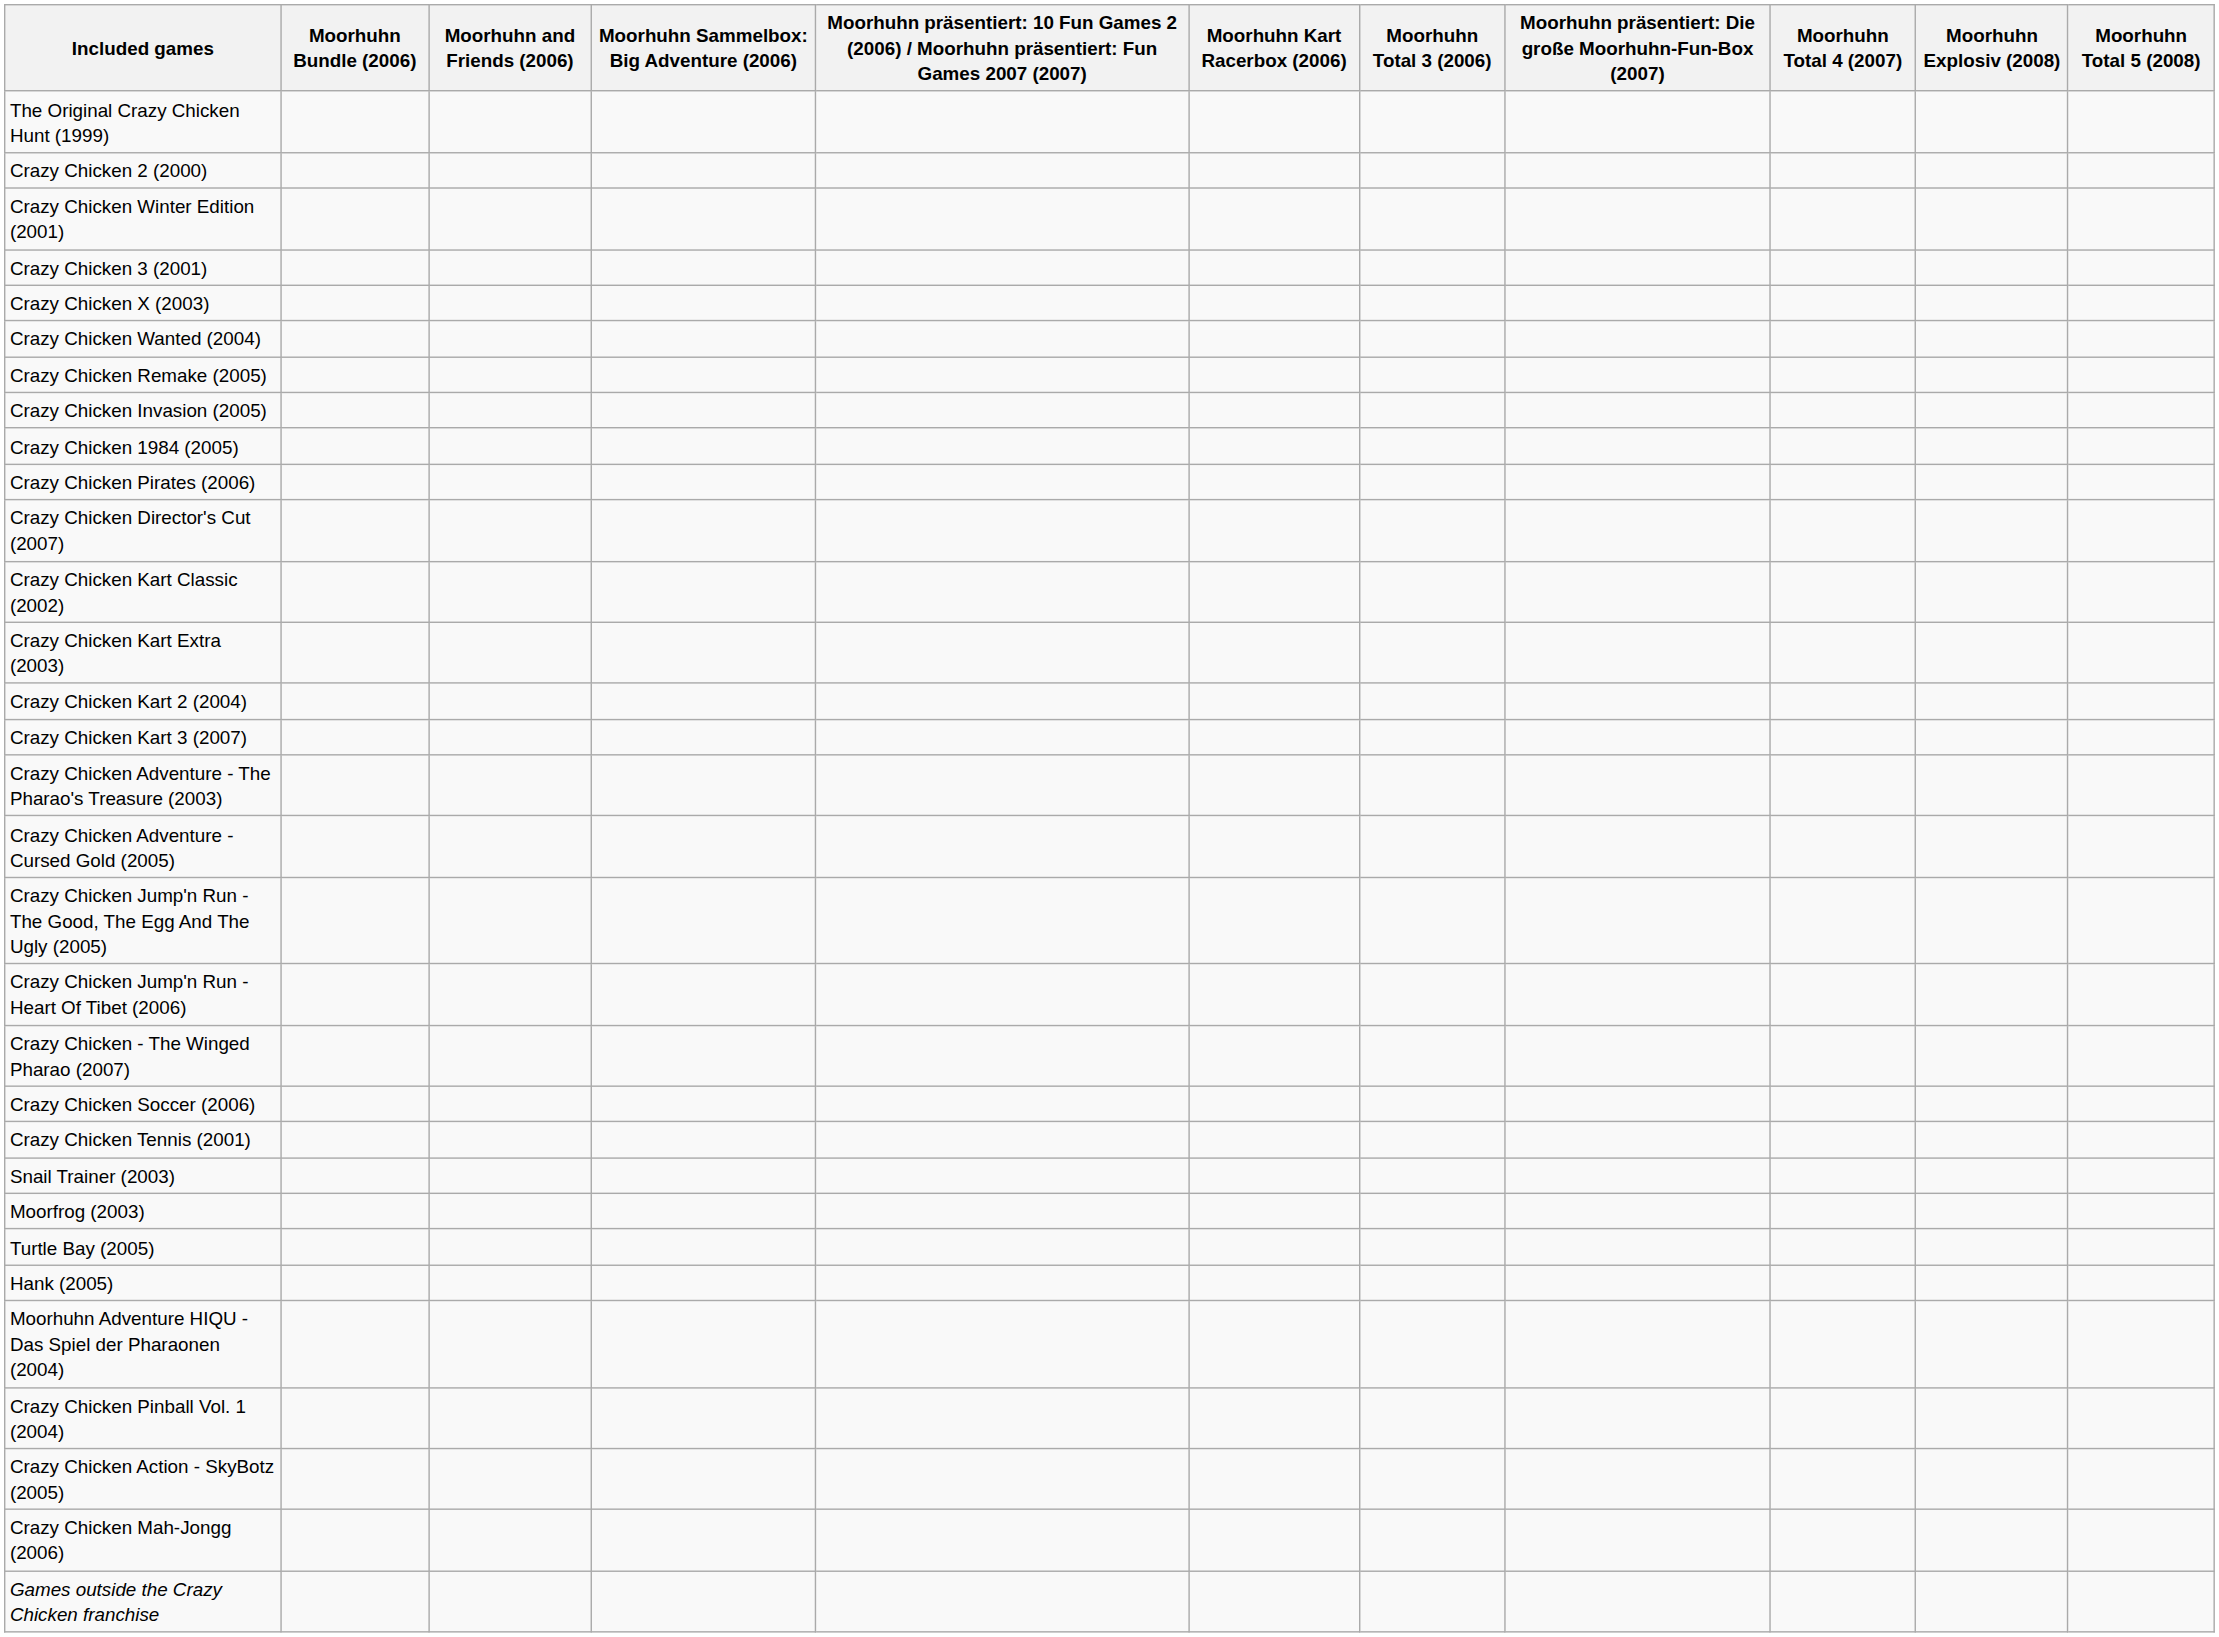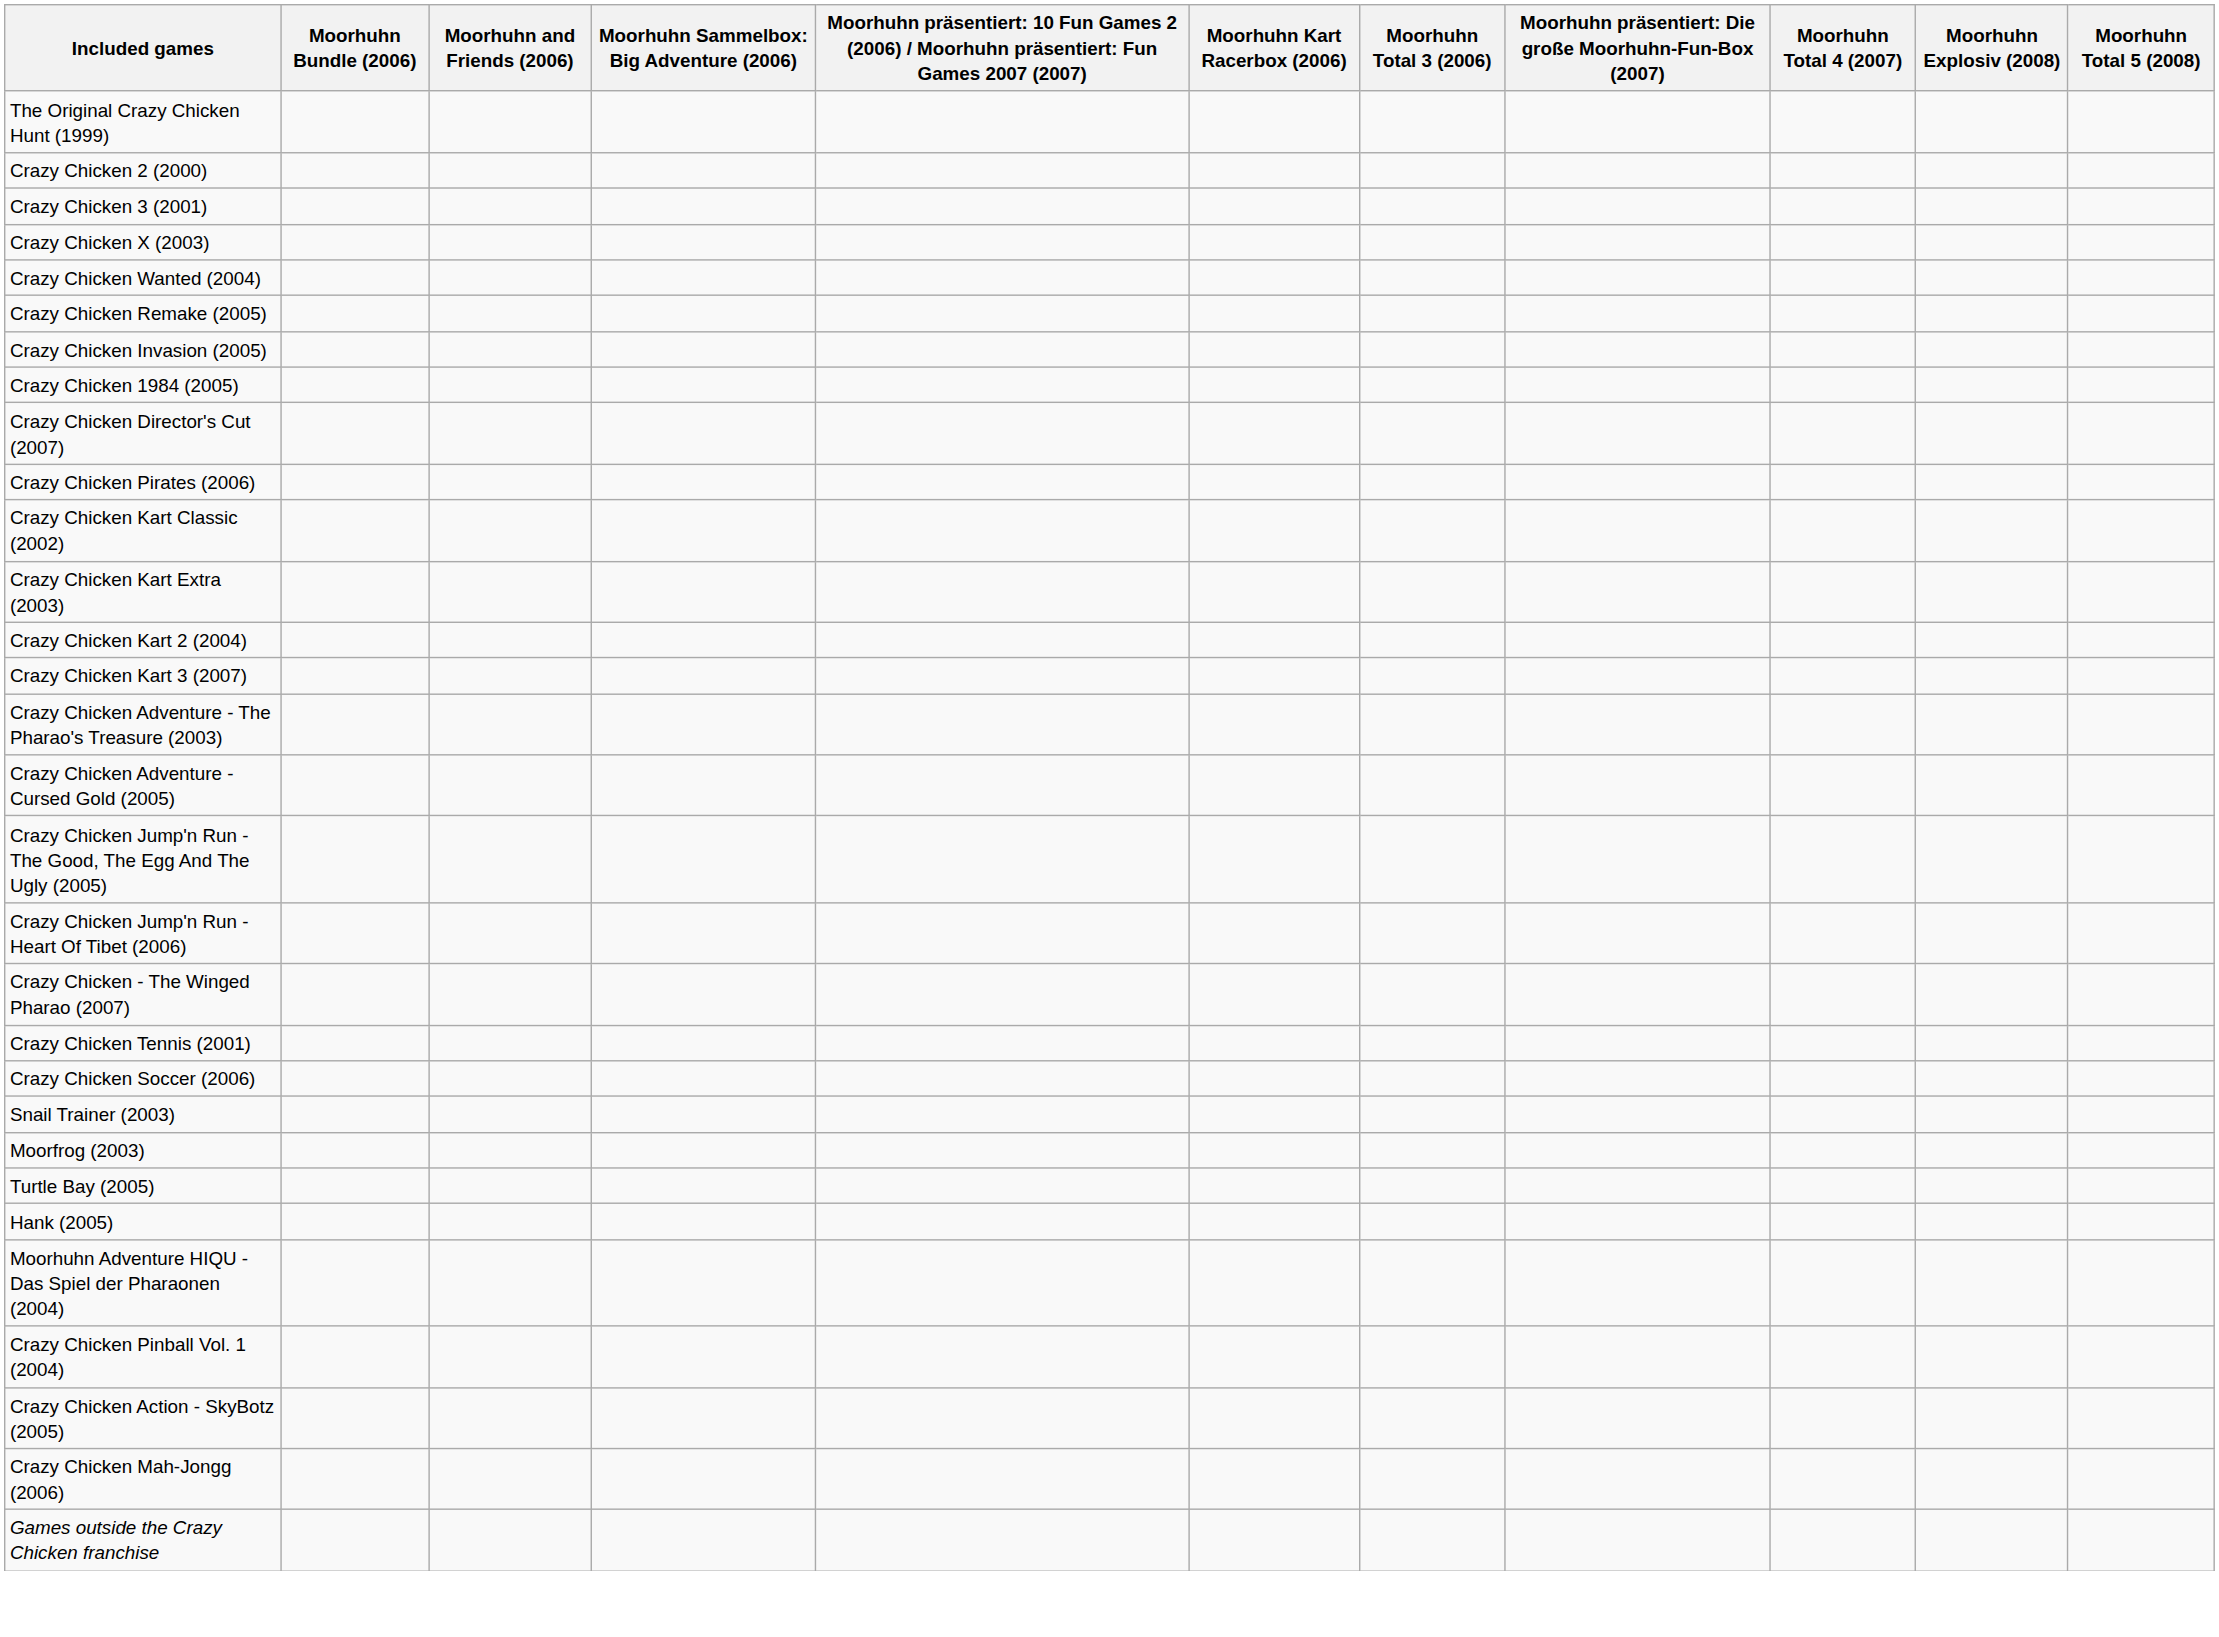- row: (132, 219)
rows swapped: (133, 483) <-> (130, 531)
rows swapped: (130, 1140) <-> (133, 1105)
